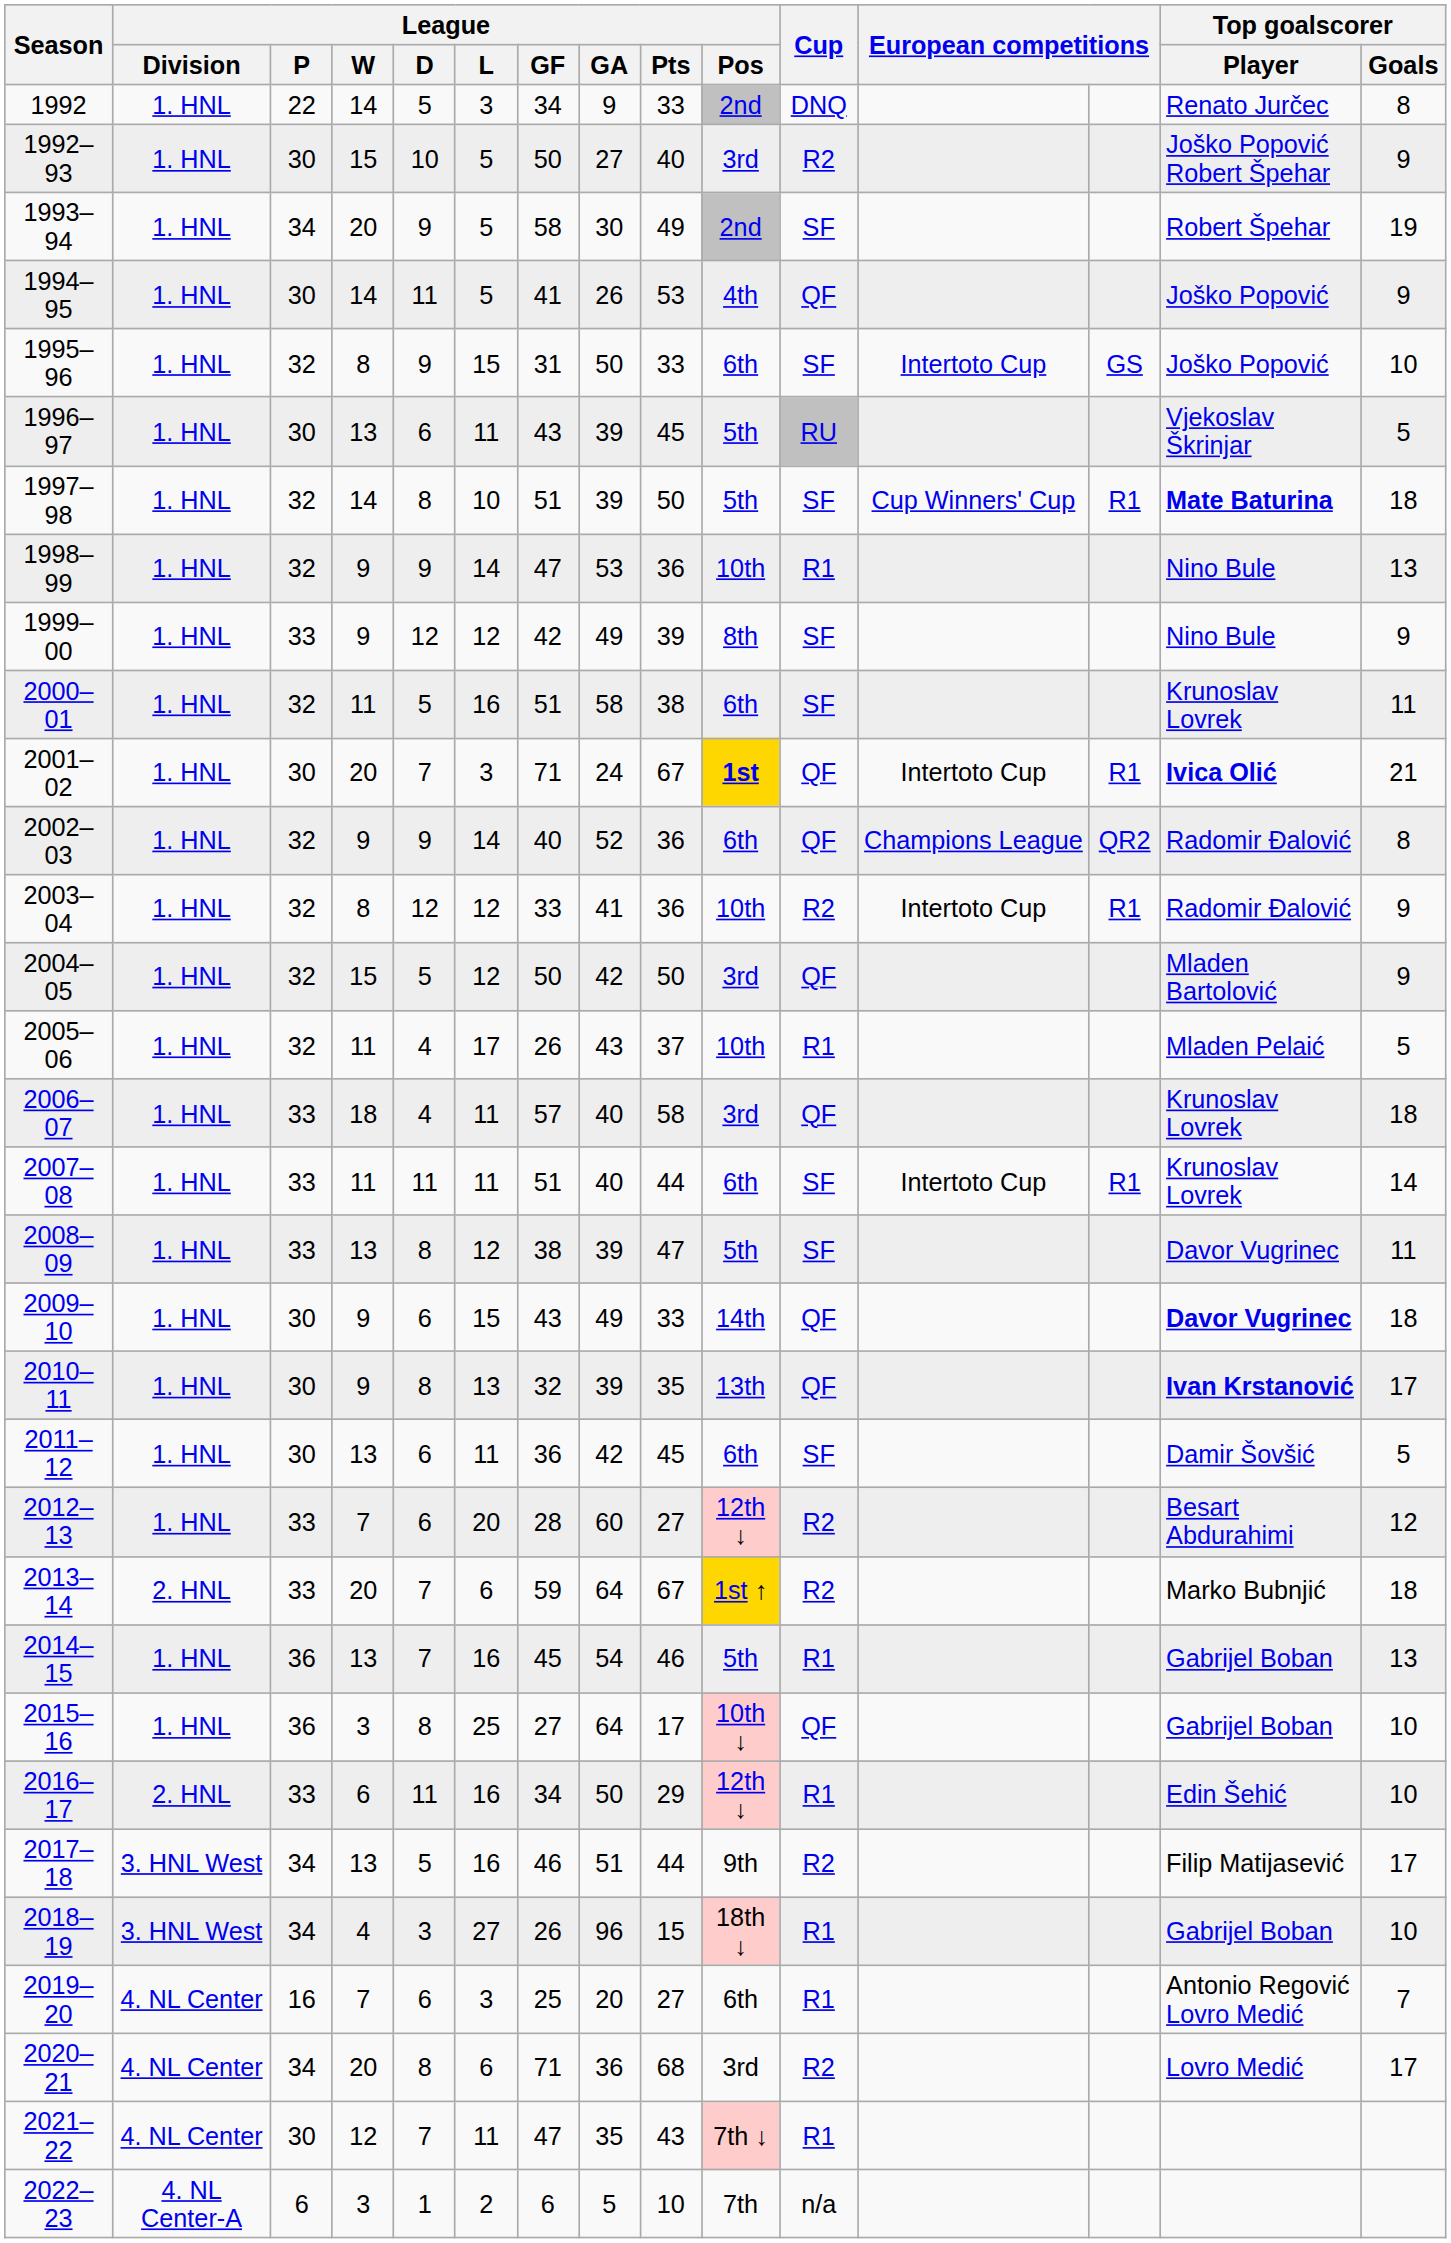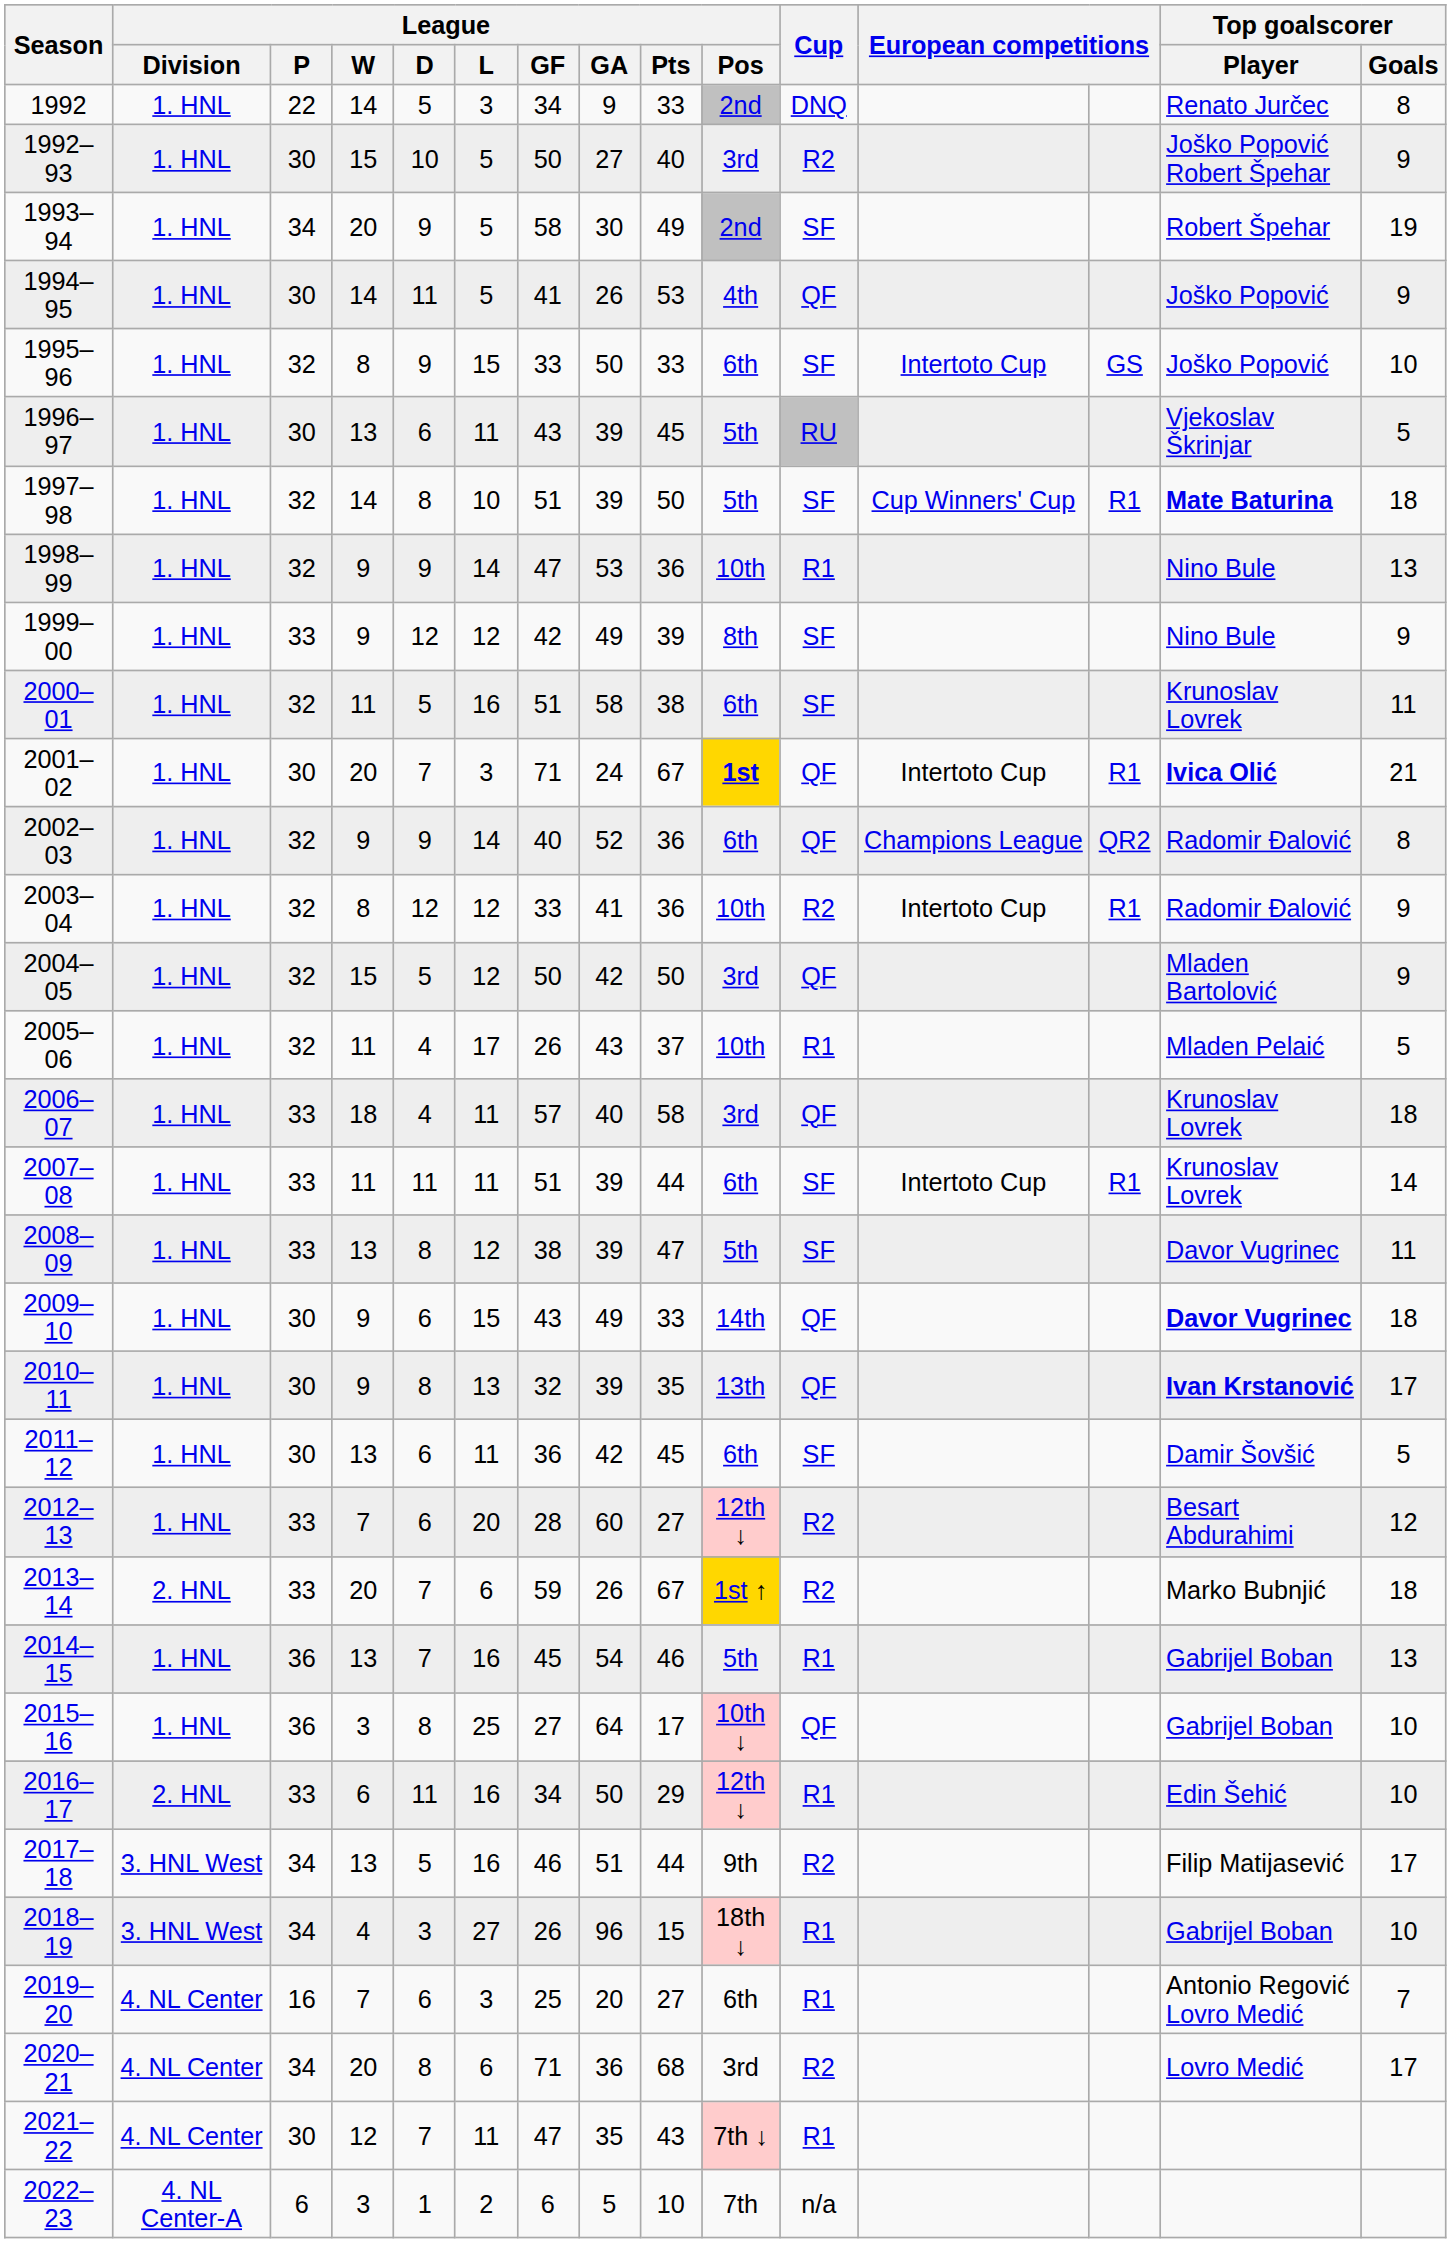(548, 363) 31 -> (548, 363) 33
(609, 1181) 40 -> (609, 1181) 39
(609, 1590) 64 -> (609, 1590) 26
